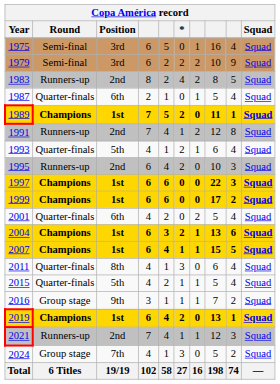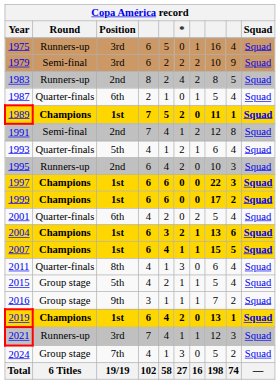(65, 46) Semi-final -> (65, 46) Runners-up
(65, 132) Runners-up -> (65, 132) Semi-final
(65, 283) Quarter-finals -> (65, 283) Group stage
(117, 336) 2nd -> (117, 336) 3rd
